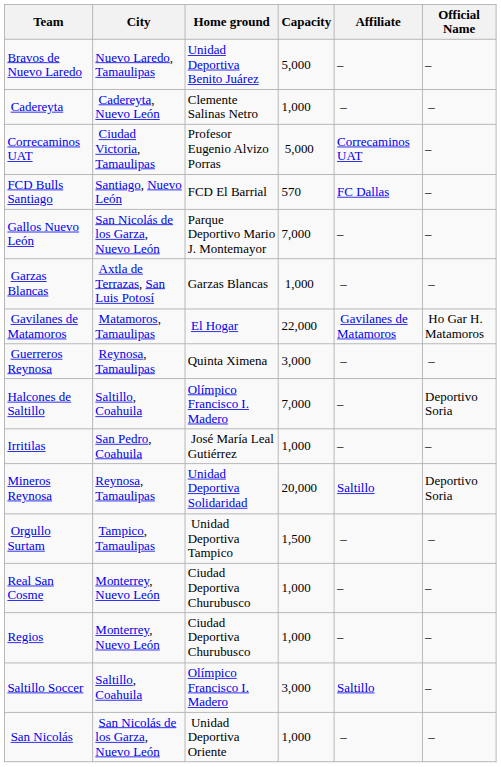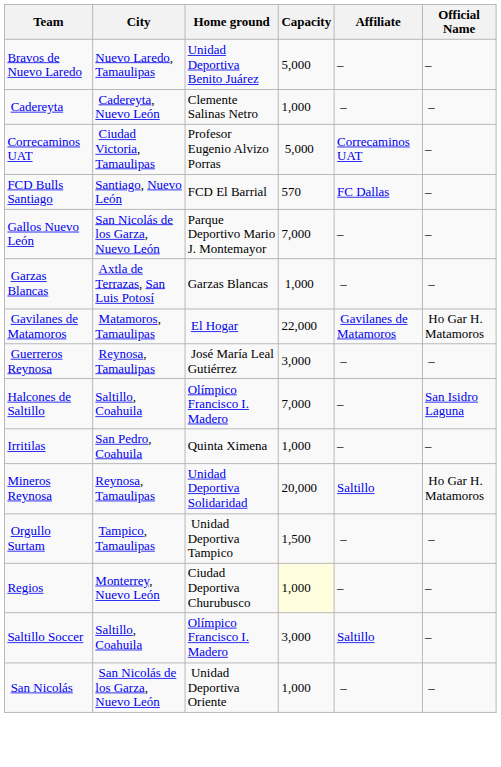(228, 361) Quinta Ximena -> (231, 361) José María Leal Gutiérrez
(451, 403) Deportivo Soria -> (452, 403) San Isidro Laguna
(231, 446) José María Leal Gutiérrez -> (228, 446) Quinta Ximena
(451, 488) Deportivo Soria -> (455, 488) Ho Gar H. Matamoros
- row: (31, 588)
(296, 637) no background -> (296, 588) lightyellow background
